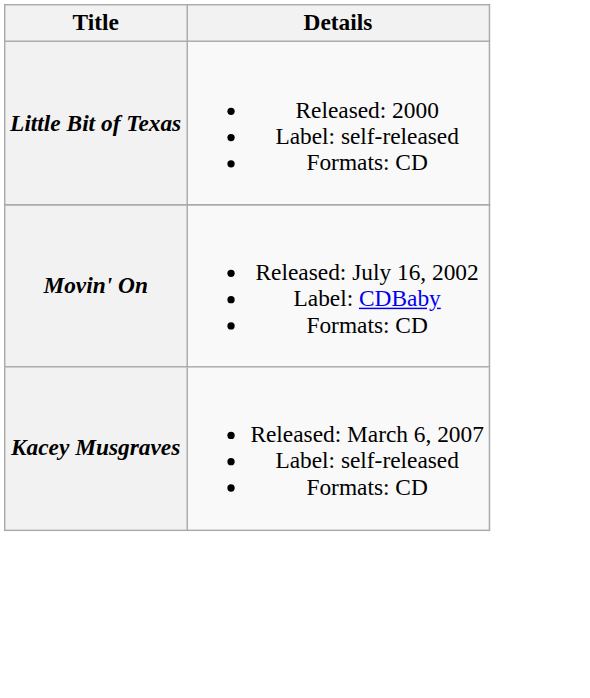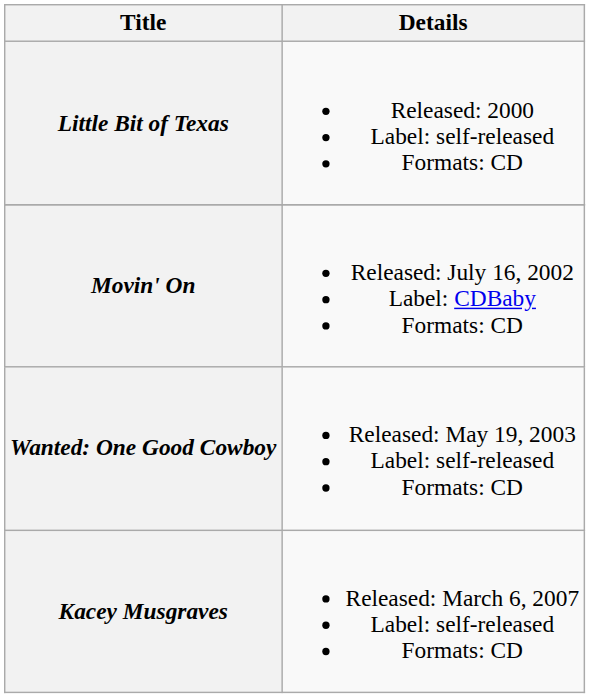+ row: (143, 448)
